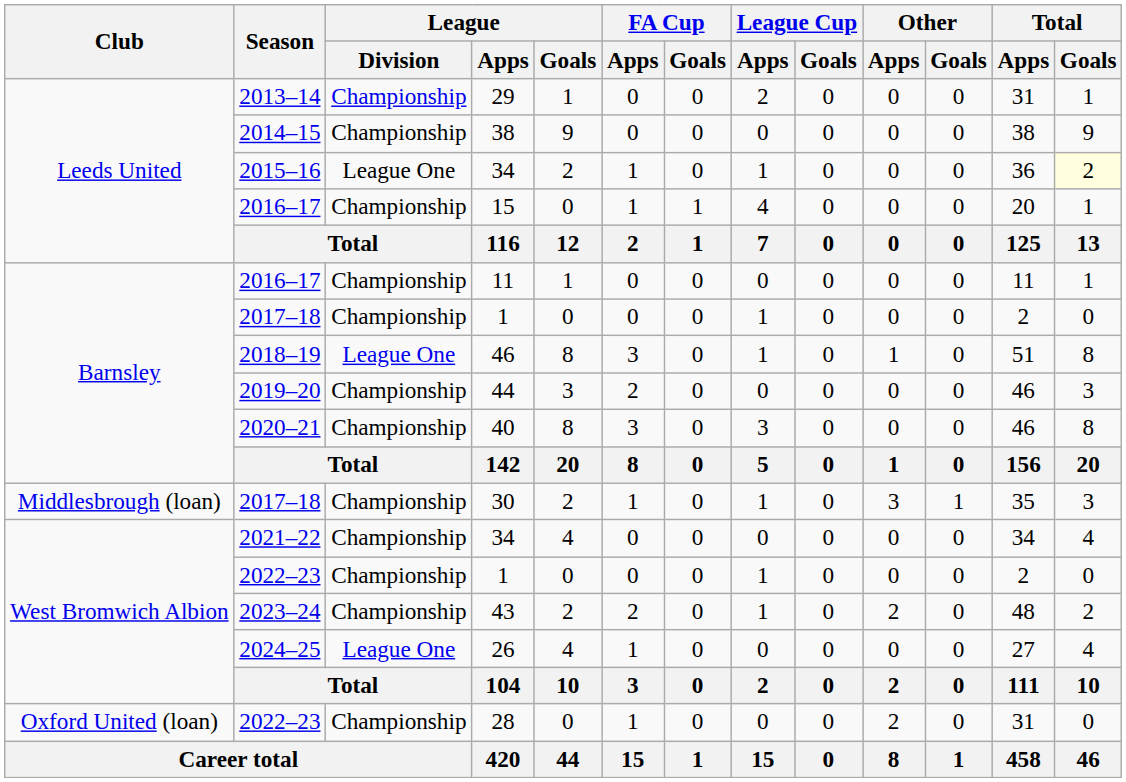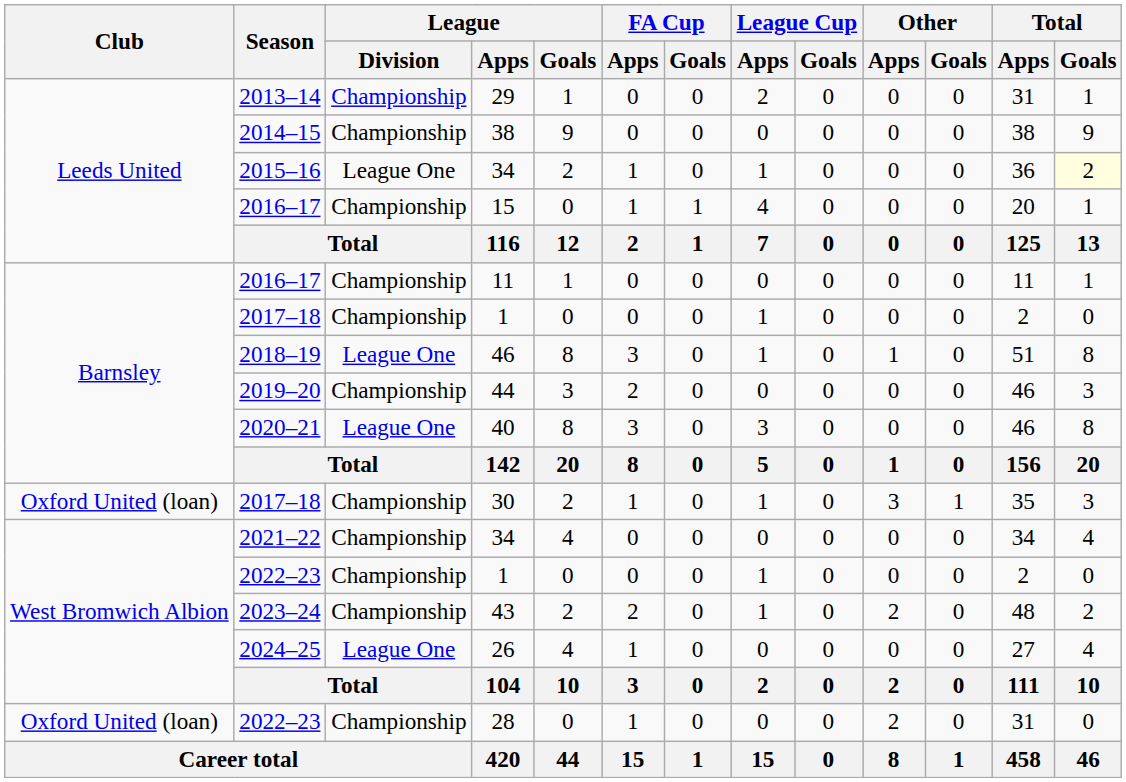(399, 427) Championship -> (399, 427) League One
(119, 501) Middlesbrough (loan) -> (119, 501) Oxford United (loan)
